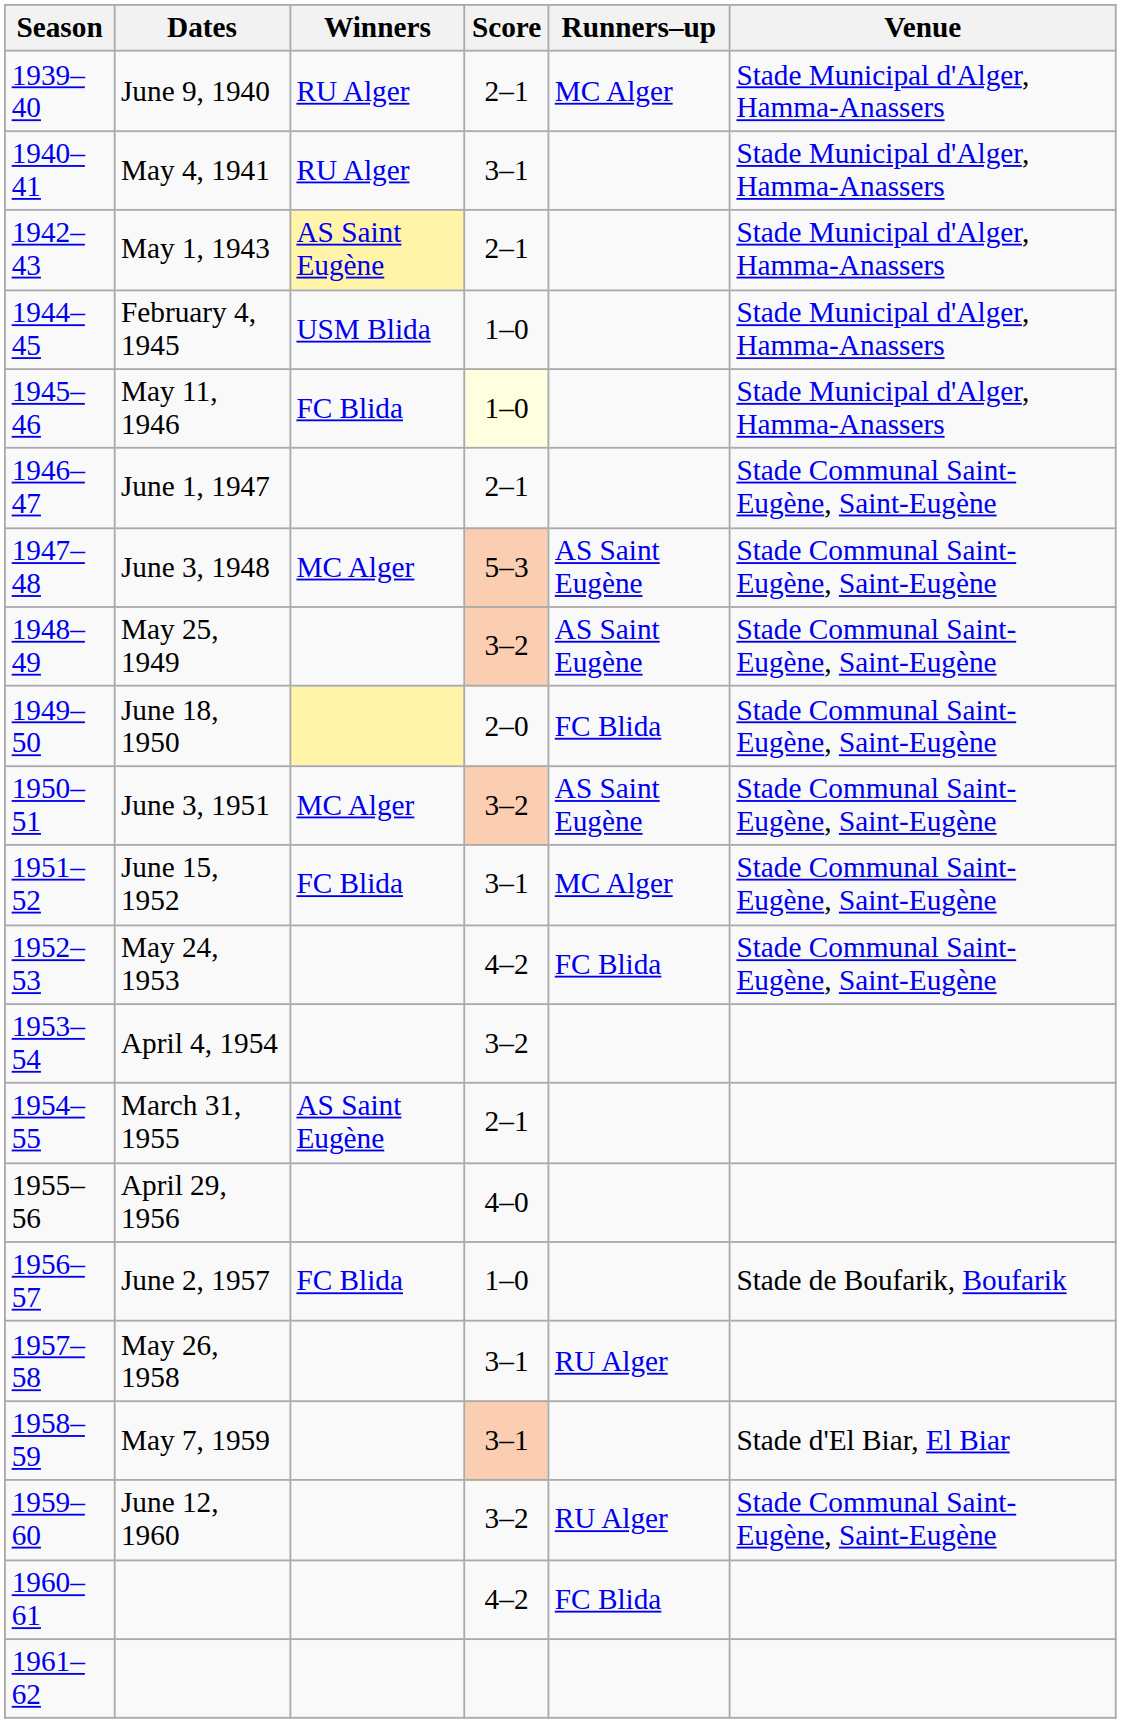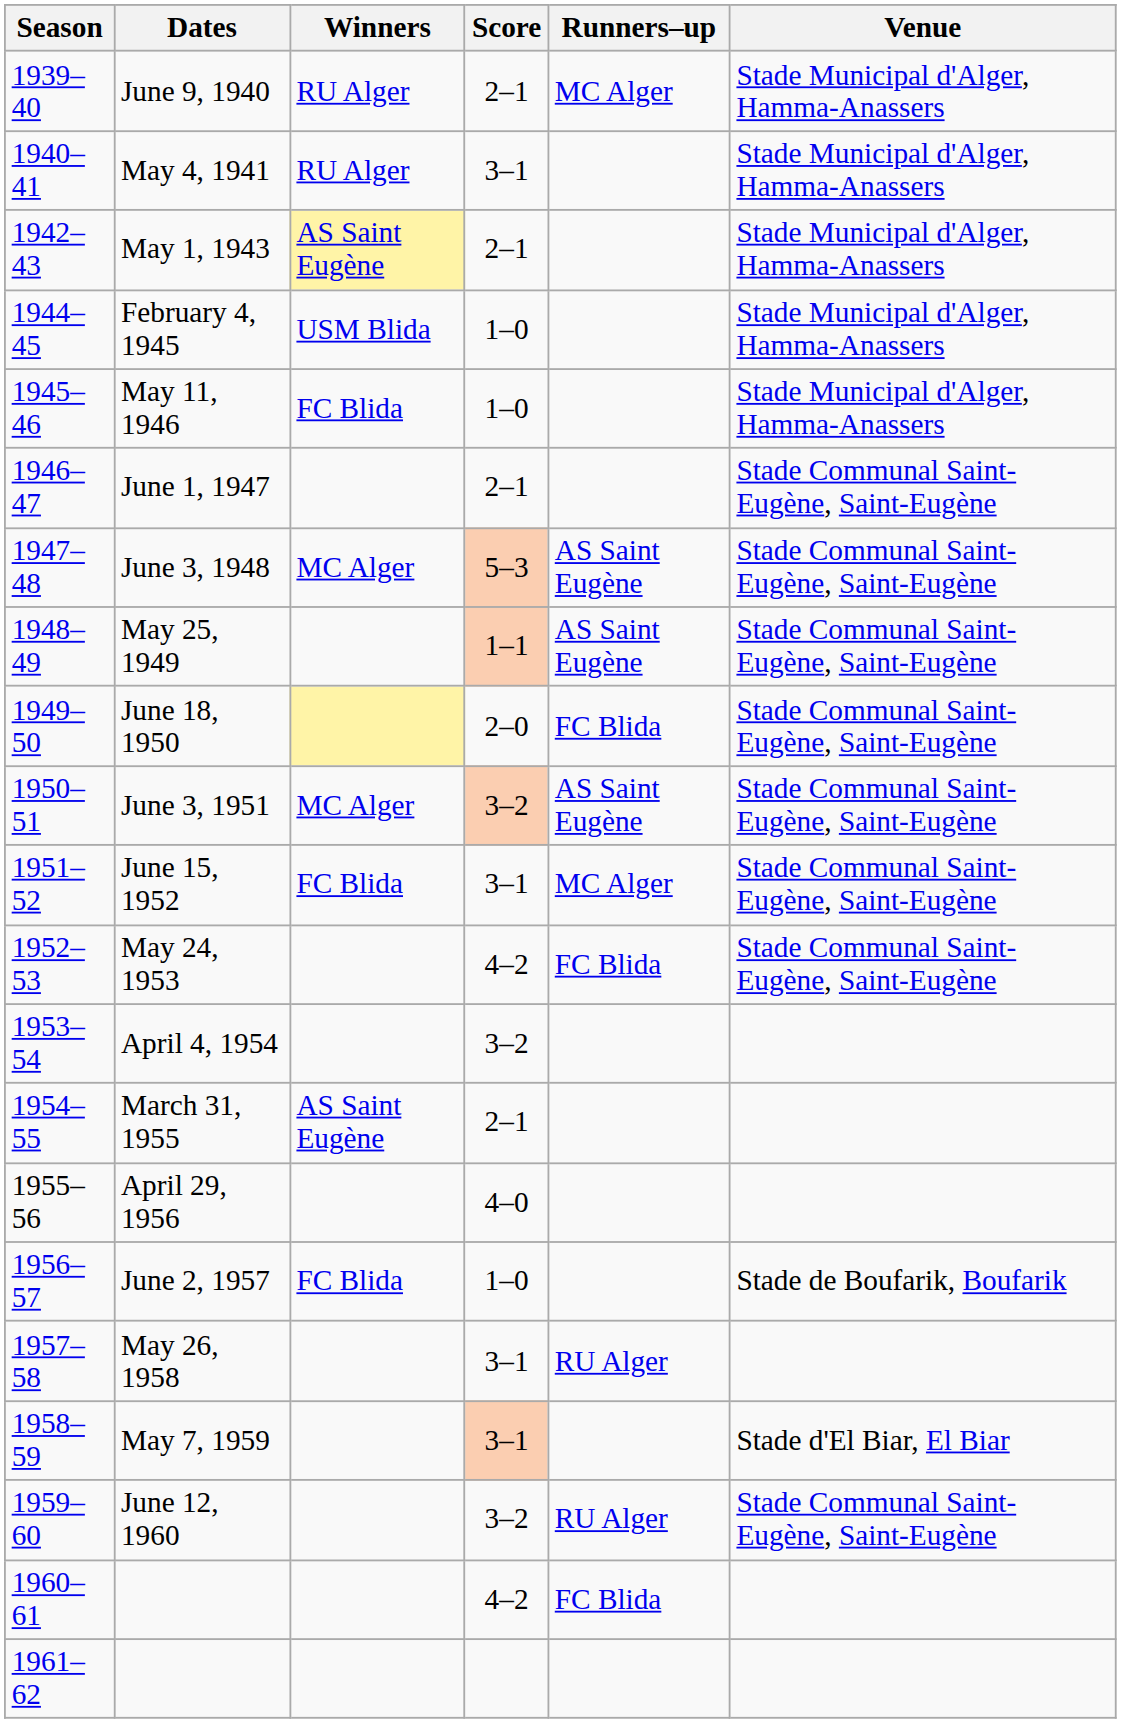(507, 408) lightyellow background -> (507, 408) no background
(507, 646) 3–2 -> (507, 646) 1–1
